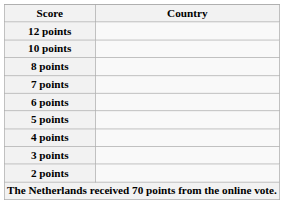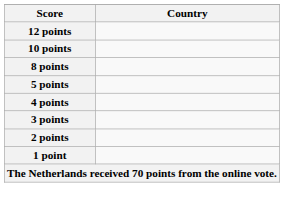- row: (50, 84)
- row: (50, 102)
+ row: (50, 155)
